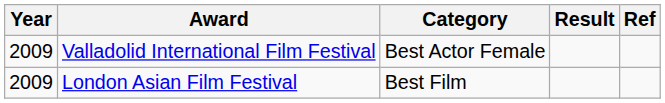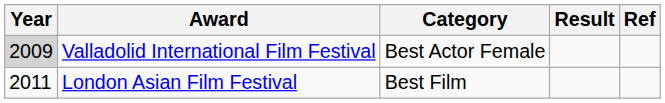(31, 51) no background -> (31, 51) lightgrey background
(31, 82) 2009 -> (30, 82) 2011
